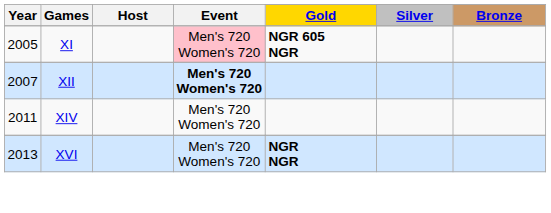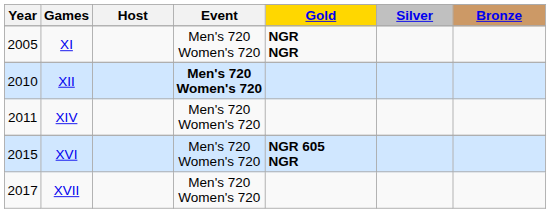(219, 44) pink background -> (219, 44) no background
(297, 44) NGR 605 NGR -> (283, 44) NGR NGR
(23, 81) 2007 -> (23, 81) 2010
(23, 154) 2013 -> (23, 154) 2015
(283, 154) NGR NGR -> (297, 154) NGR 605 NGR
+ row: (67, 191)
